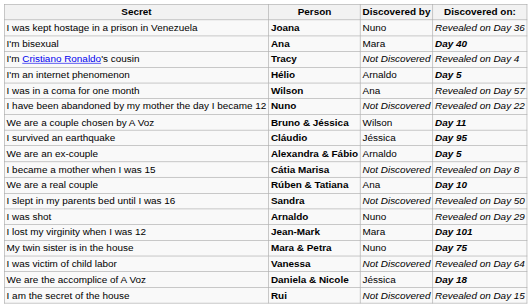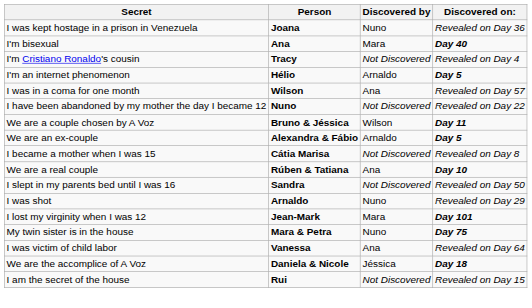- row: (61, 138)
(396, 264) Not Discovered -> (371, 248) Ana
